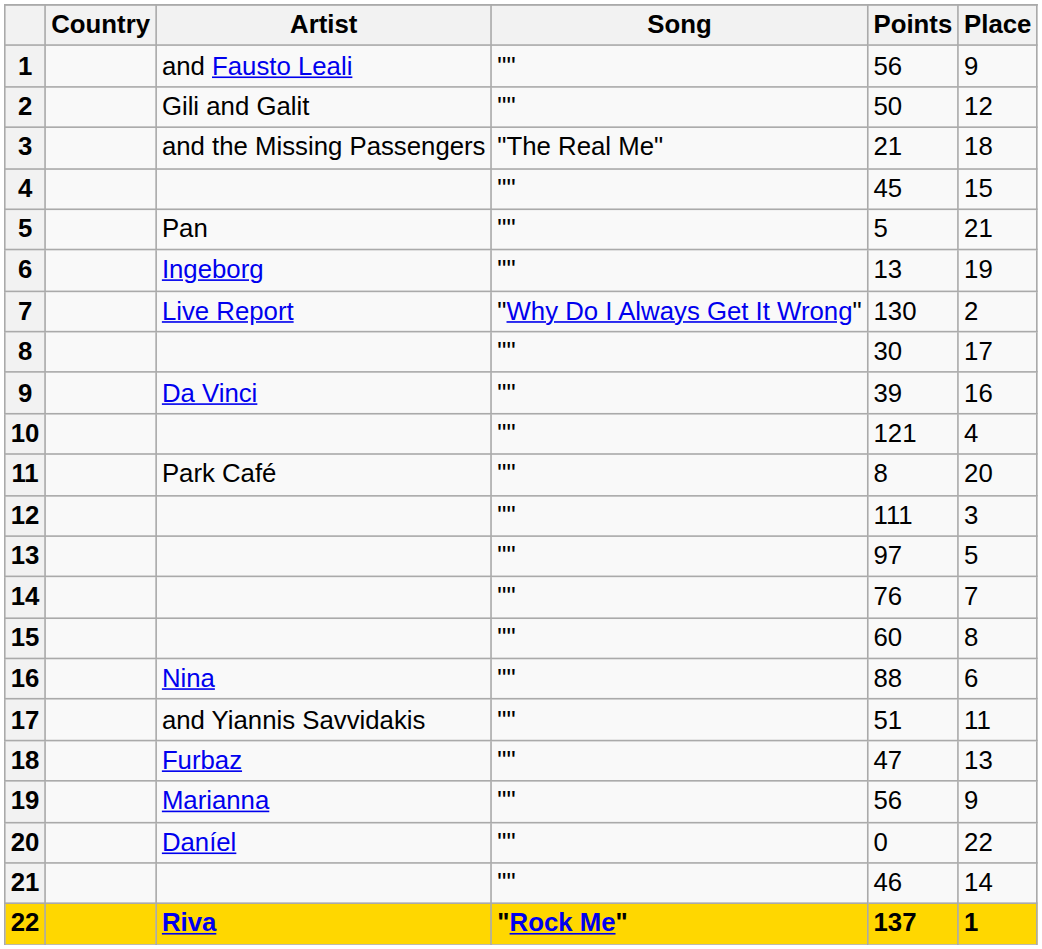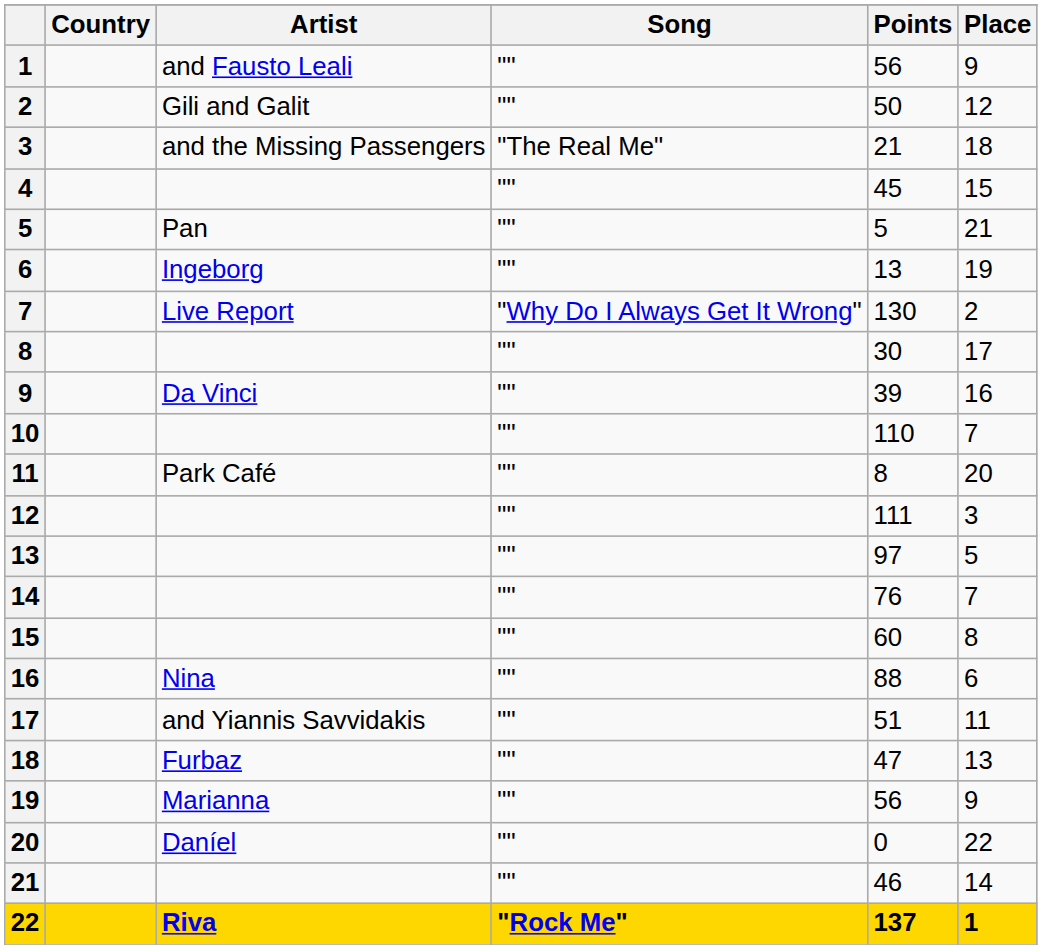(895, 433) 121 -> (894, 433) 110
(971, 433) 4 -> (971, 433) 7
